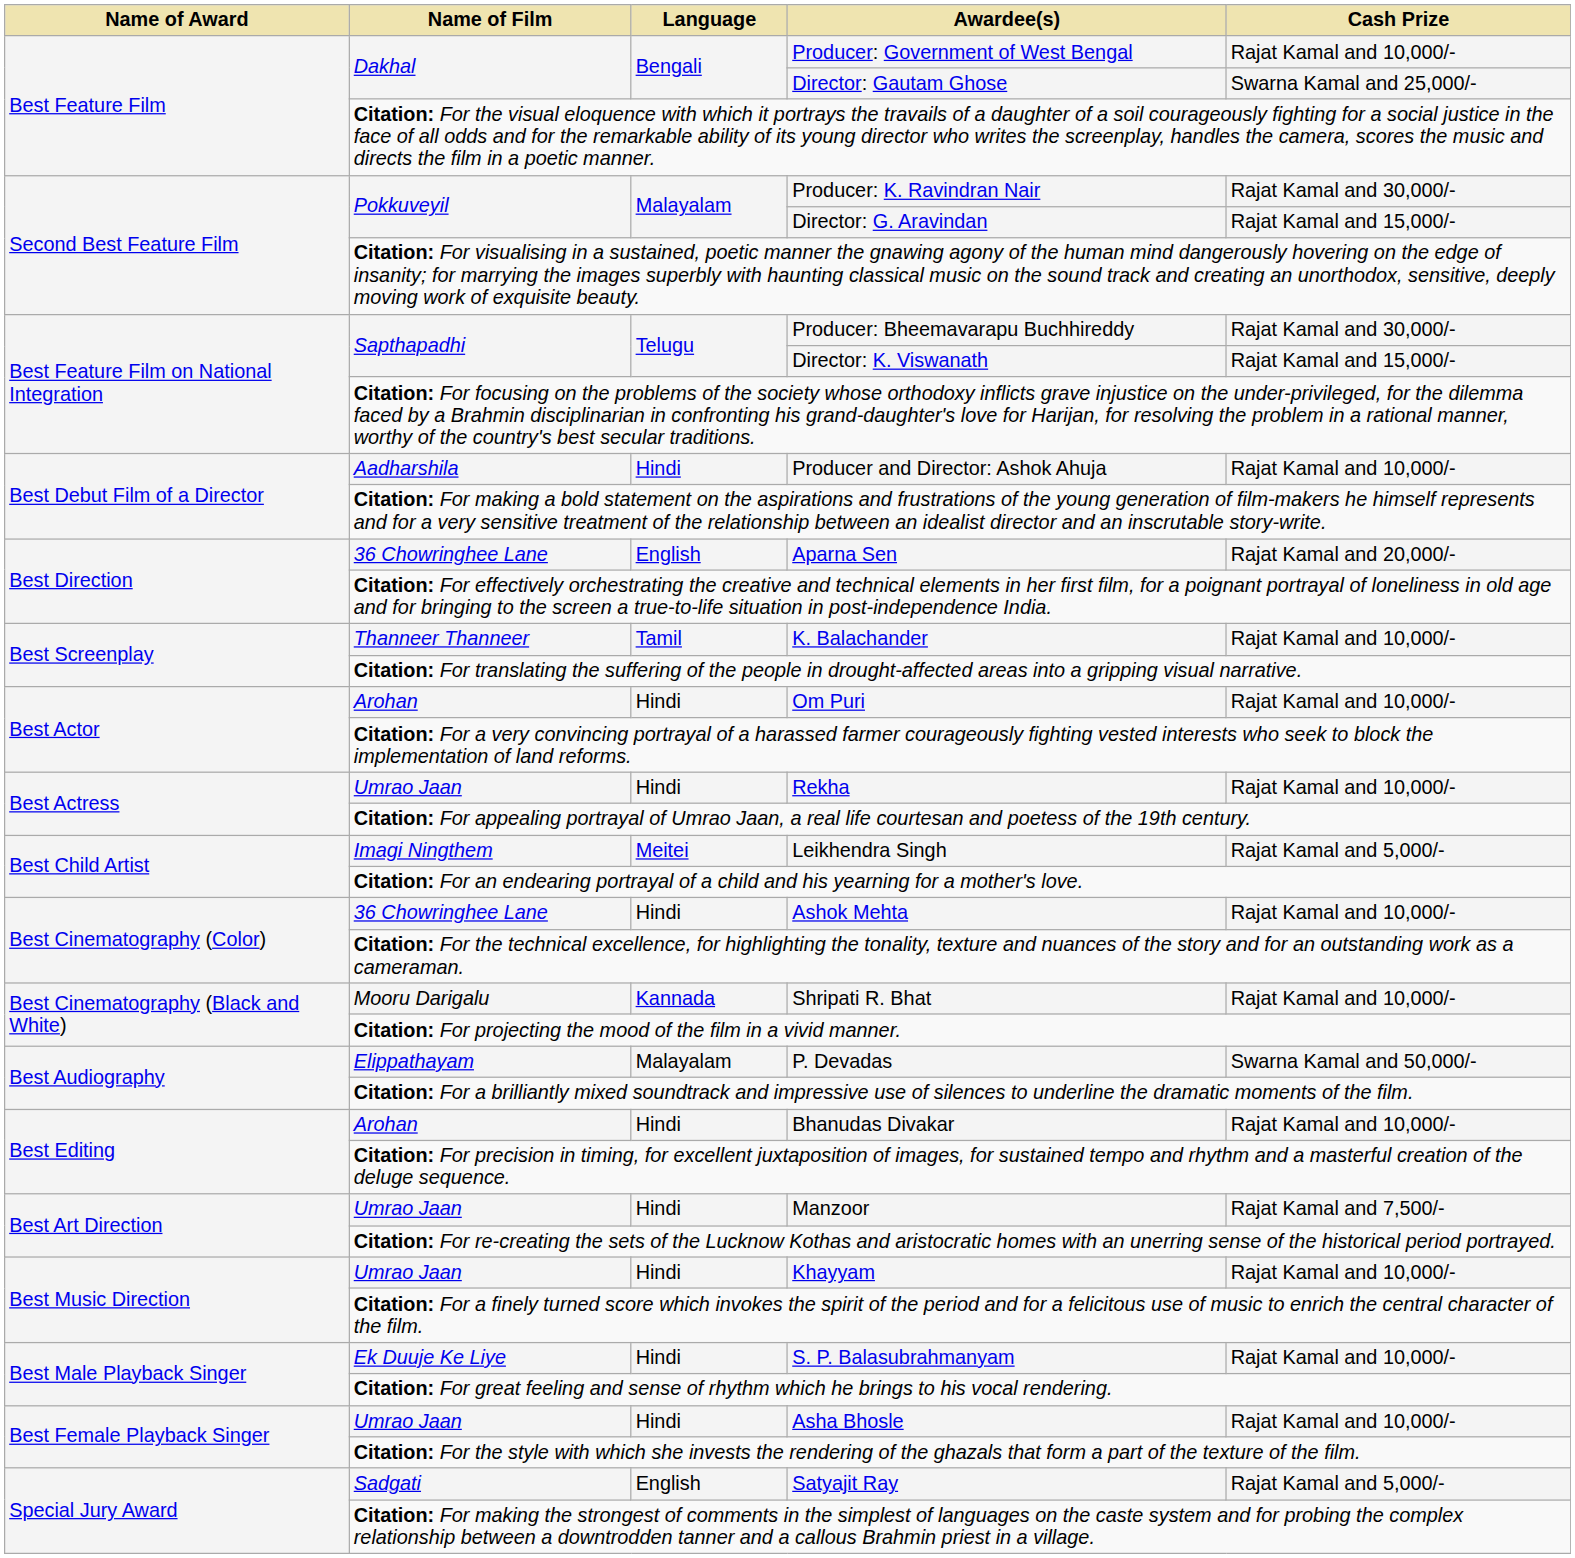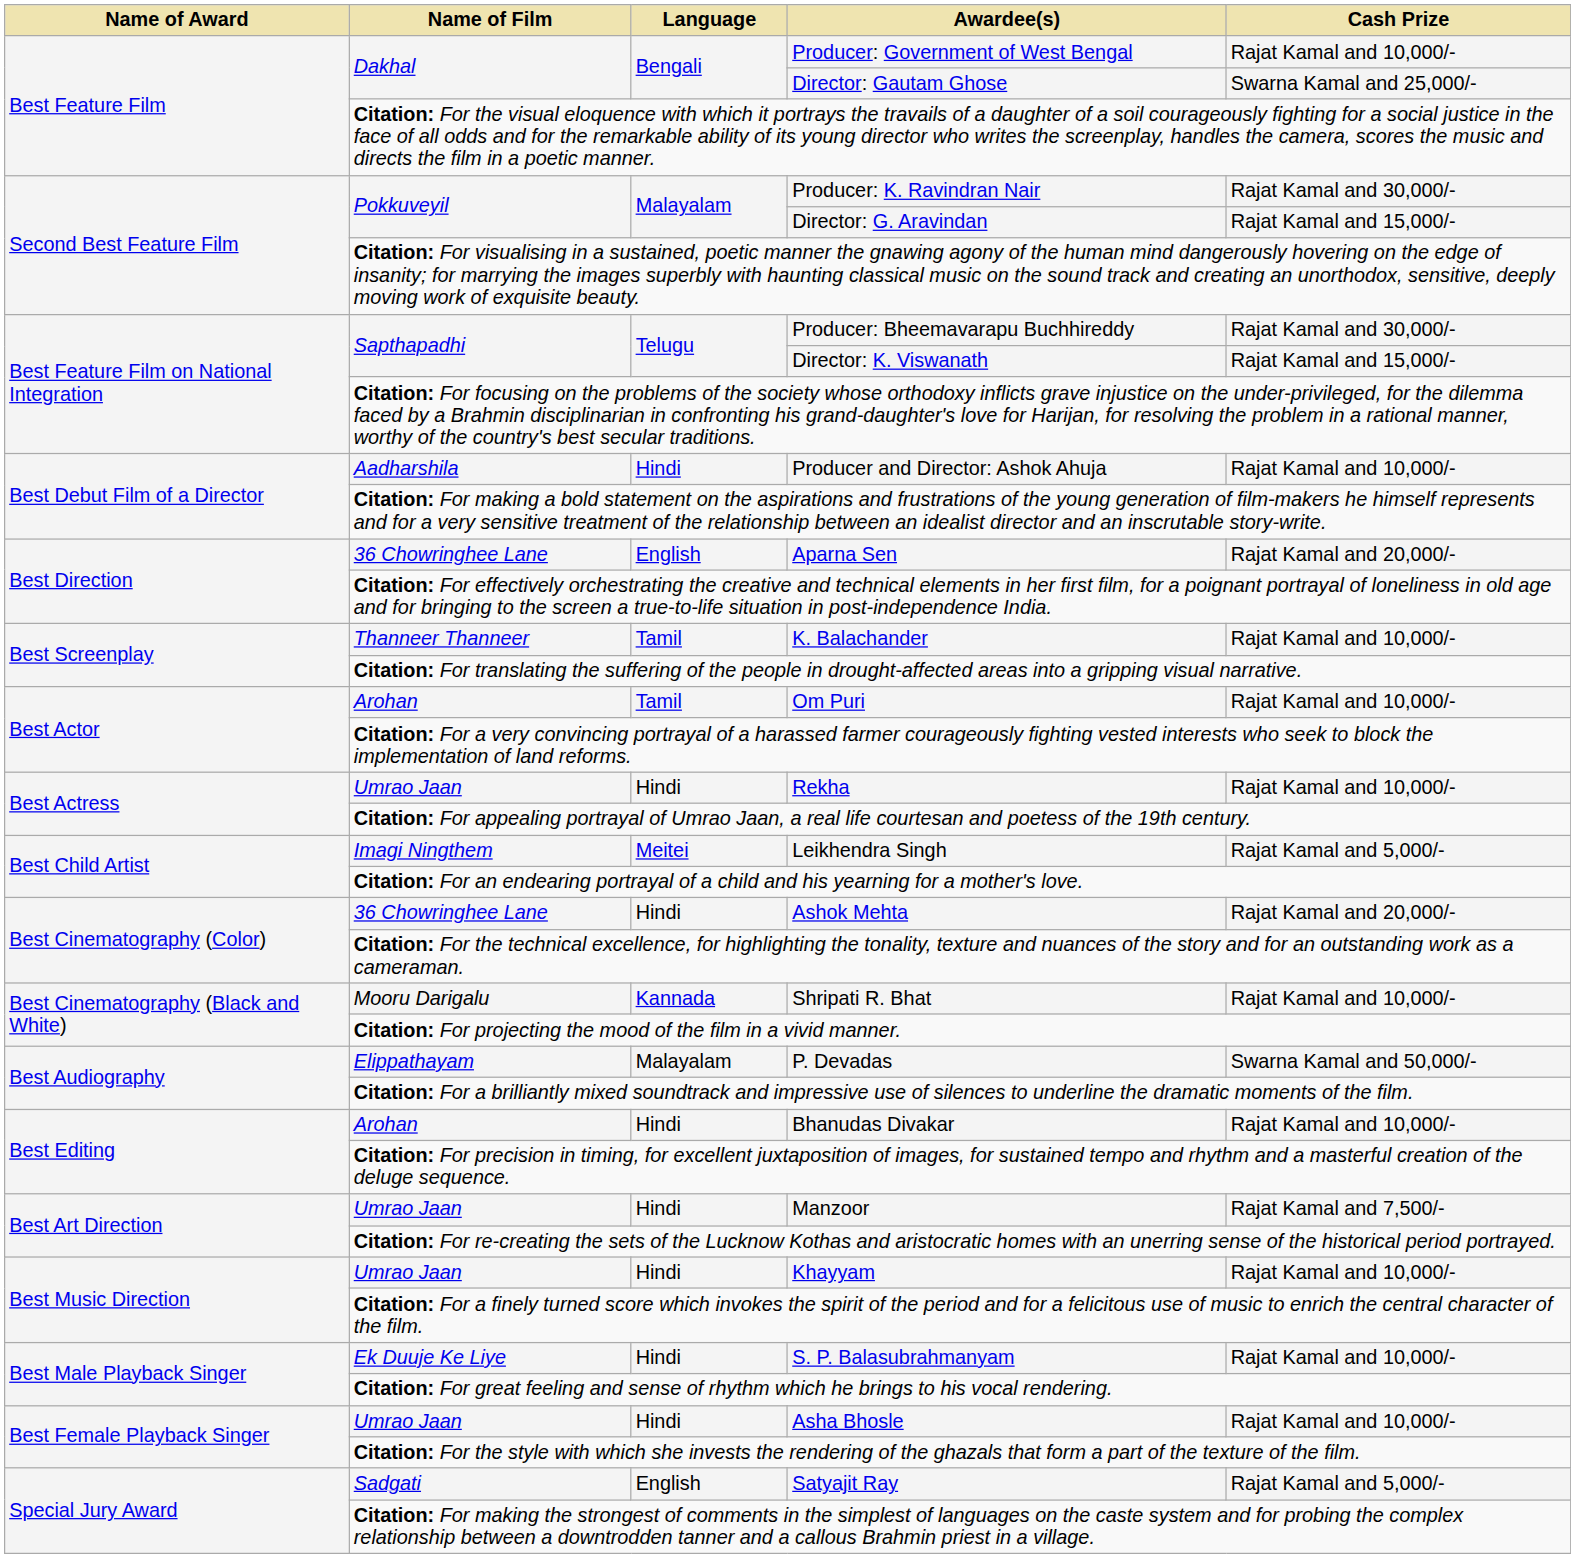(658, 702) Hindi -> (659, 702) Tamil
(1343, 913) Rajat Kamal and 10,000/- -> (1343, 913) Rajat Kamal and 20,000/-
